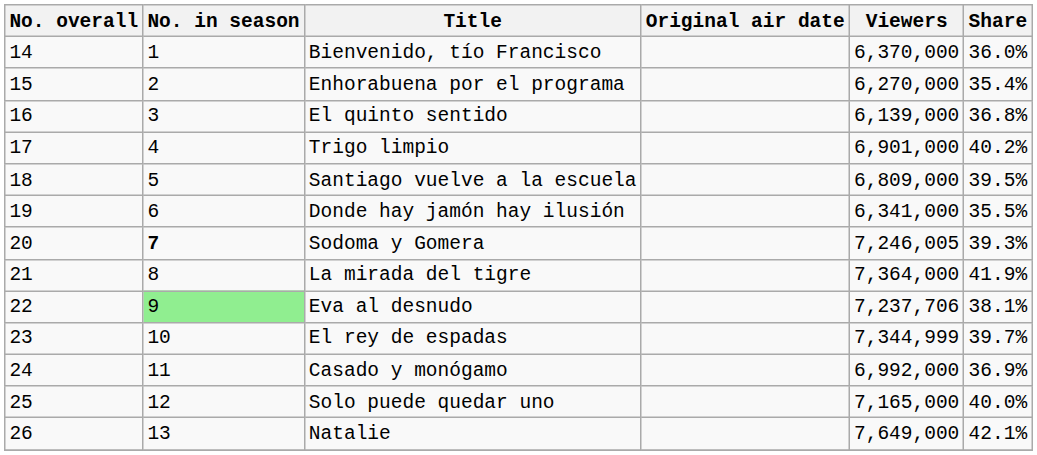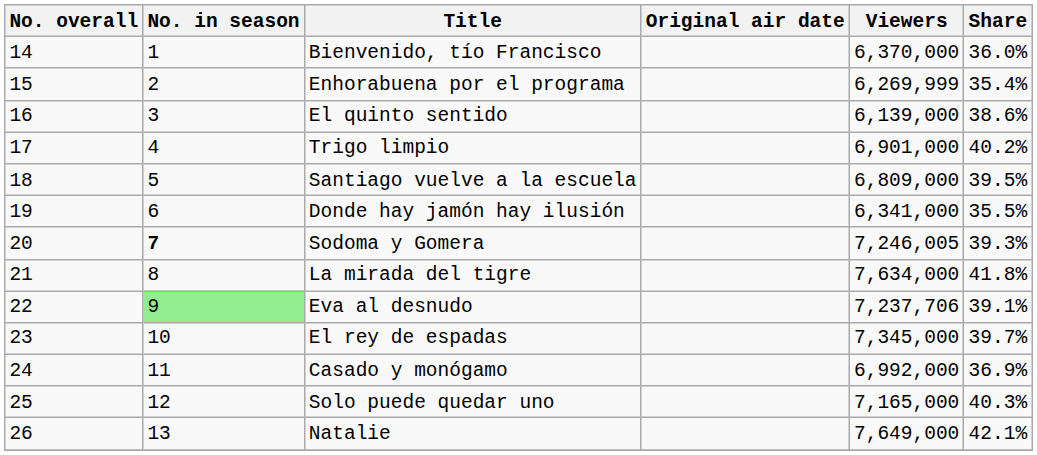(907, 84) 6,270,000 -> (907, 84) 6,269,999
(998, 116) 36.8% -> (998, 116) 38.6%
(907, 275) 7,364,000 -> (907, 275) 7,634,000
(998, 275) 41.9% -> (998, 275) 41.8%
(998, 307) 38.1% -> (998, 307) 39.1%
(907, 338) 7,344,999 -> (907, 338) 7,345,000
(998, 402) 40.0% -> (998, 402) 40.3%
